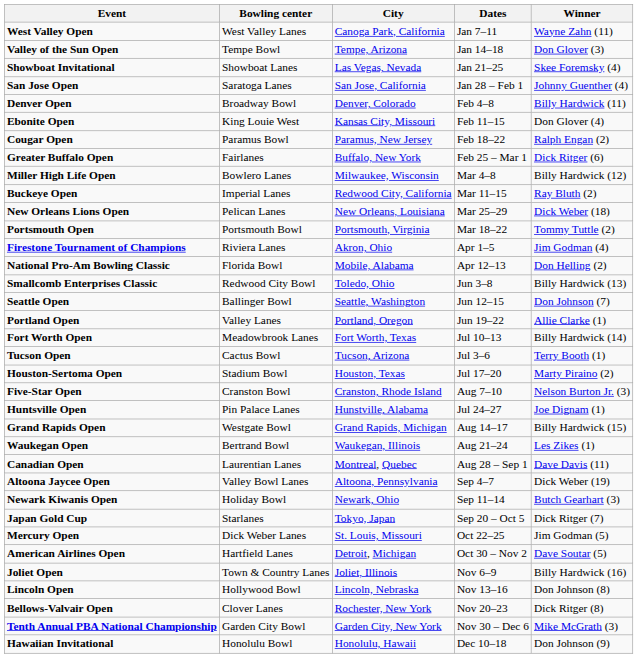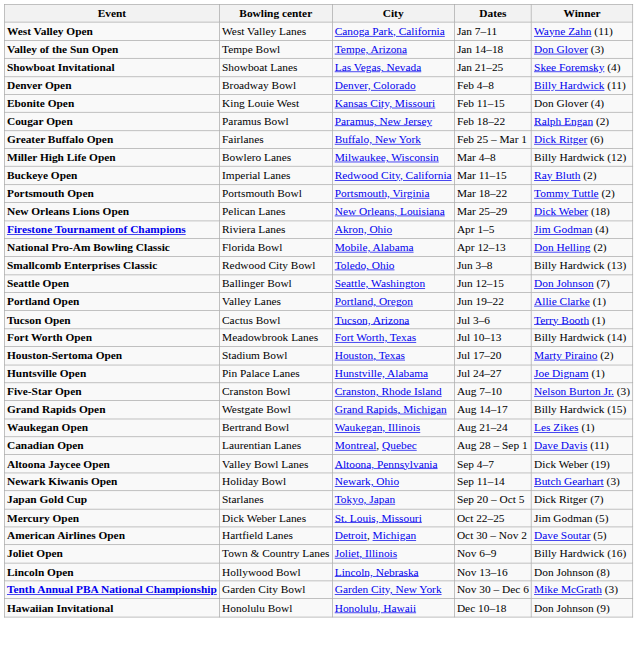- row: (43, 85)
rows swapped: (50, 229) <-> (68, 211)
rows swapped: (39, 355) <-> (49, 337)
rows swapped: (47, 409) <-> (44, 391)
- row: (60, 608)
